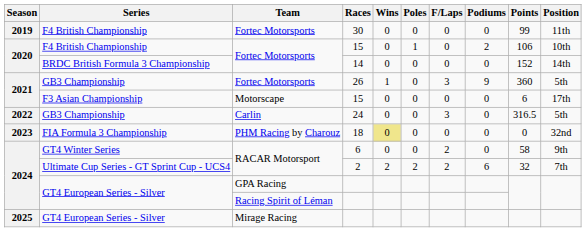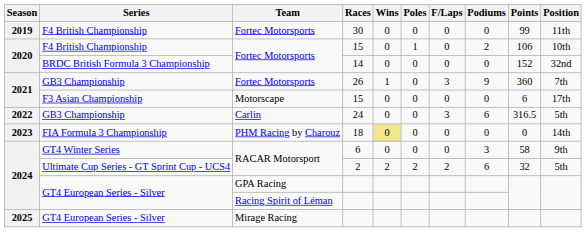(561, 64) 14th -> (561, 64) 32nd
(561, 81) 5th -> (561, 81) 7th
(487, 116) 0 -> (487, 116) 6
(561, 133) 32nd -> (561, 133) 14th
(447, 150) 2 -> (447, 150) 0
(487, 150) 0 -> (487, 150) 3
(561, 167) 7th -> (561, 167) 5th
